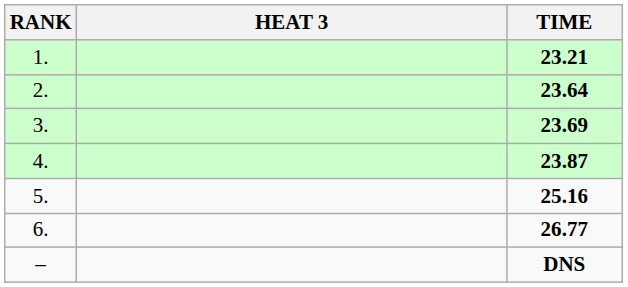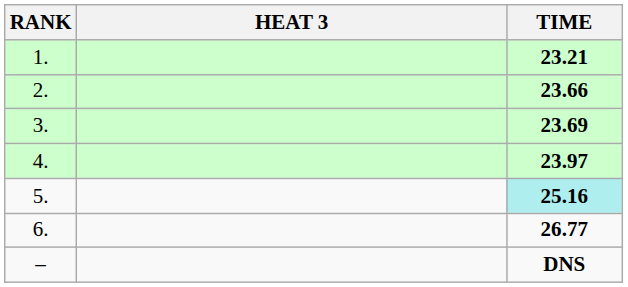(564, 91) 23.64 -> (564, 91) 23.66
(564, 160) 23.87 -> (564, 160) 23.97
(564, 195) no background -> (564, 195) paleturquoise background
